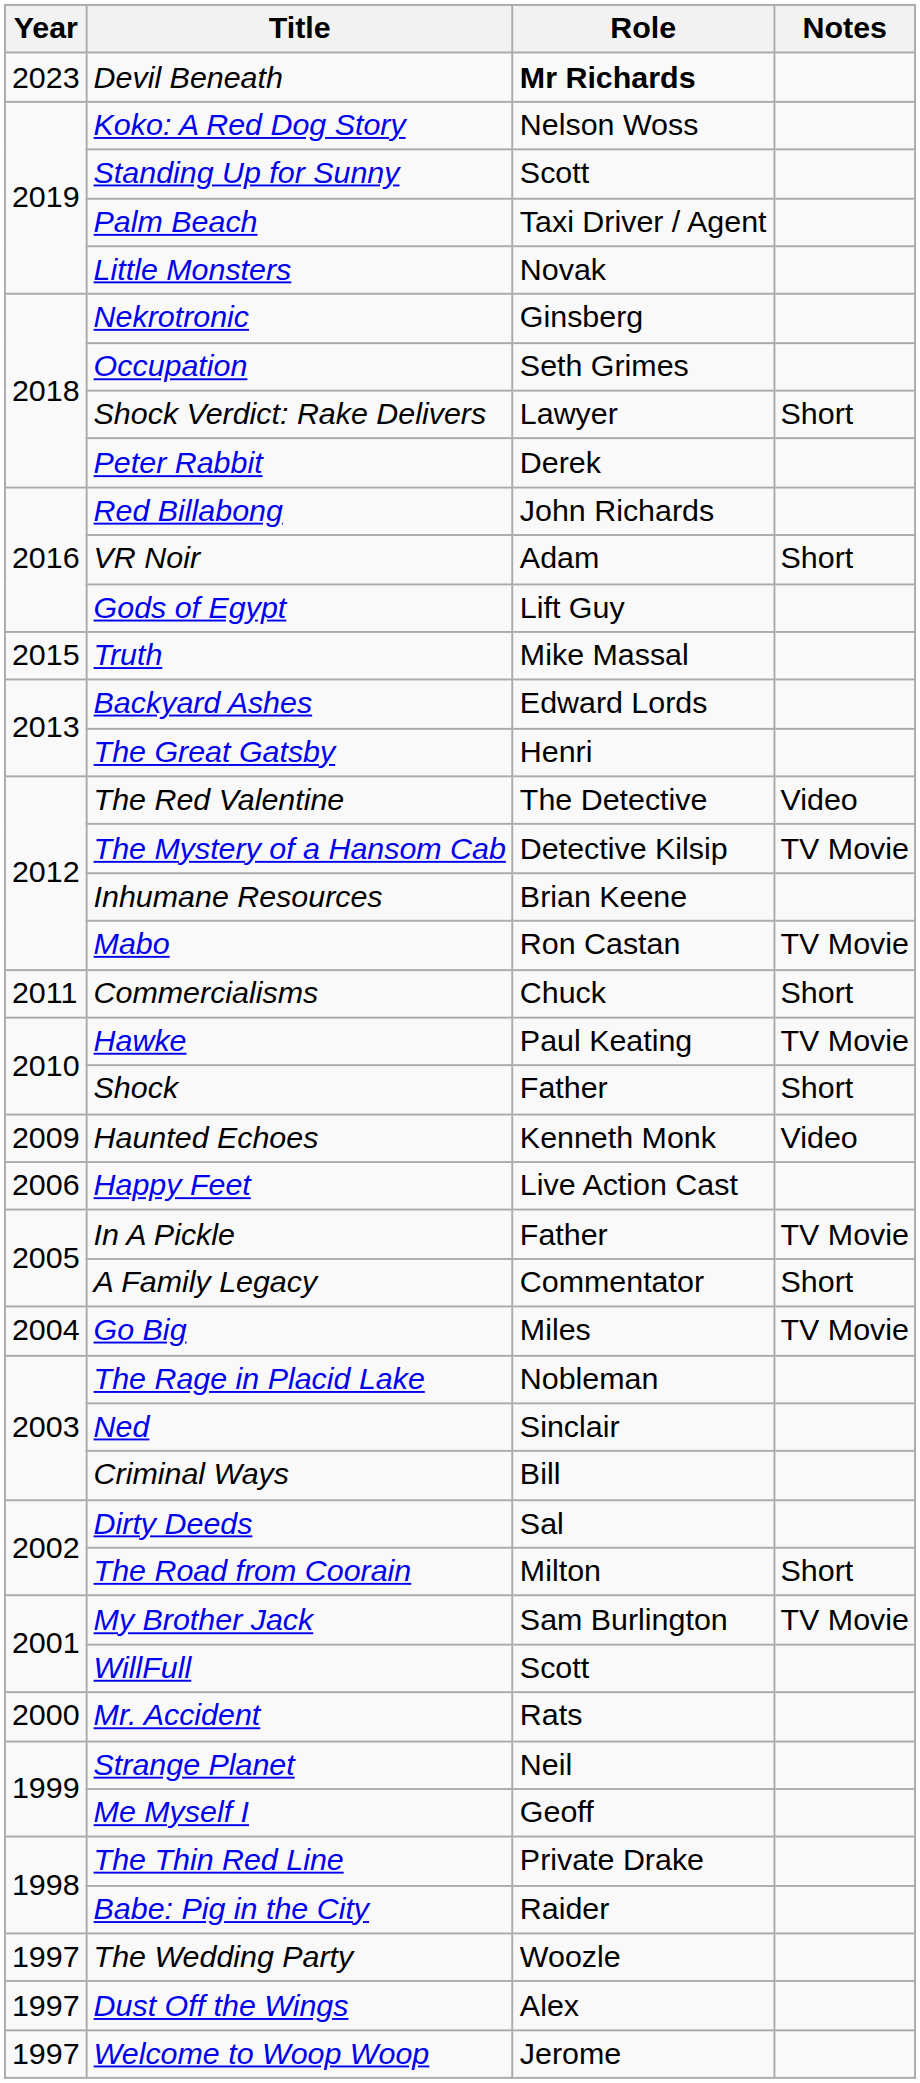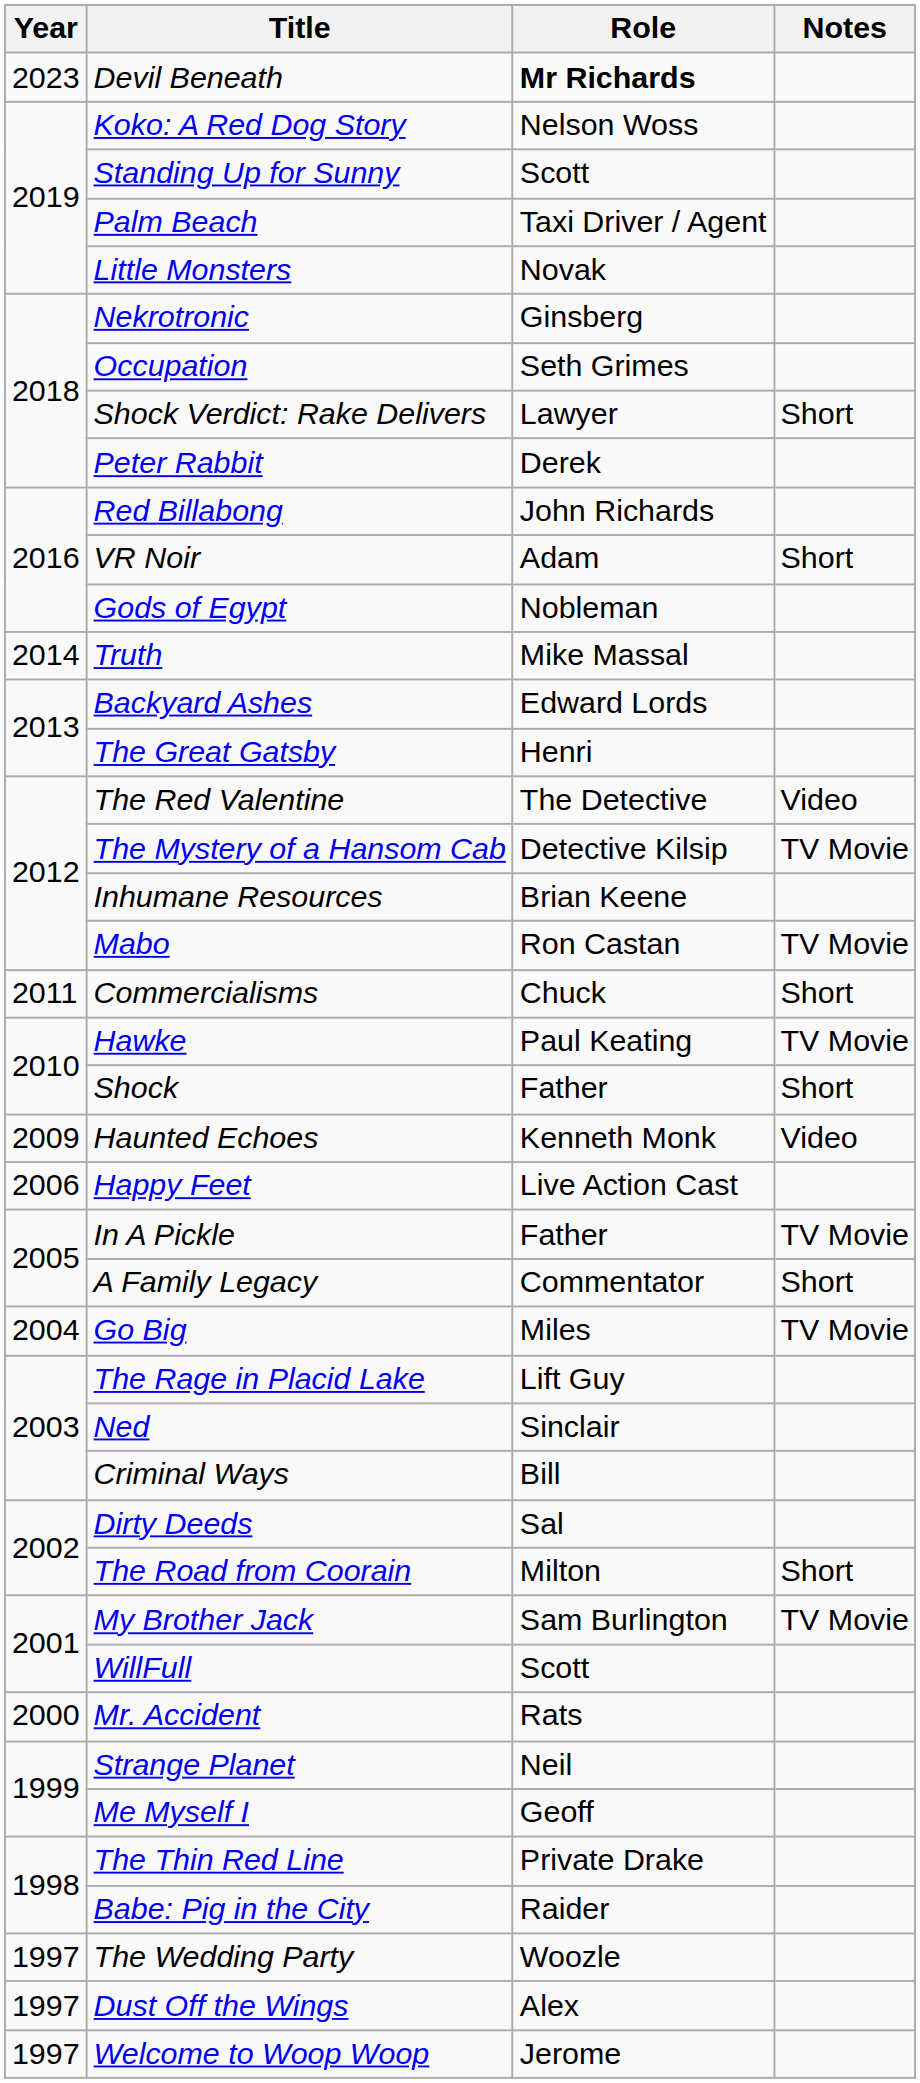(572, 607) Lift Guy -> (589, 607) Nobleman
(46, 655) 2015 -> (46, 655) 2014
(589, 1378) Nobleman -> (572, 1378) Lift Guy
